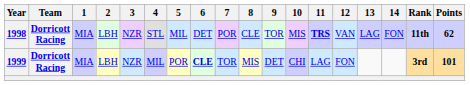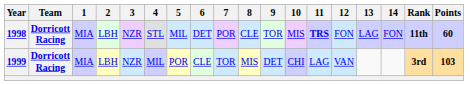(345, 34) VAN -> (344, 34) FON
(449, 34) 62 -> (448, 34) 60
(203, 62) bold -> (202, 62) normal
(345, 62) FON -> (344, 62) VAN
(449, 62) 101 -> (448, 62) 103
